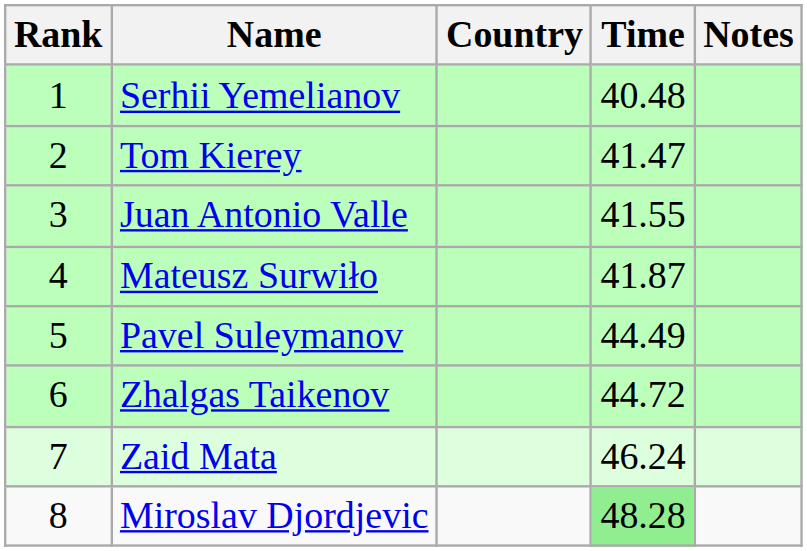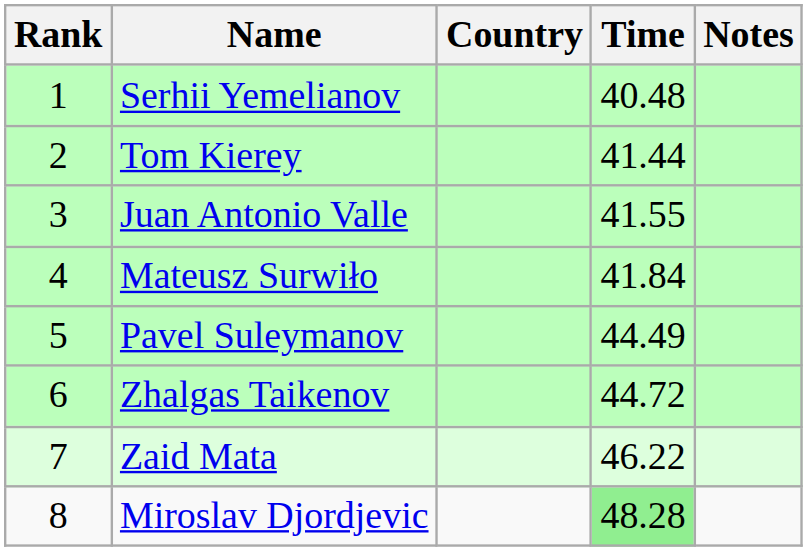(643, 154) 41.47 -> (643, 154) 41.44
(643, 275) 41.87 -> (643, 275) 41.84
(643, 455) 46.24 -> (643, 455) 46.22
